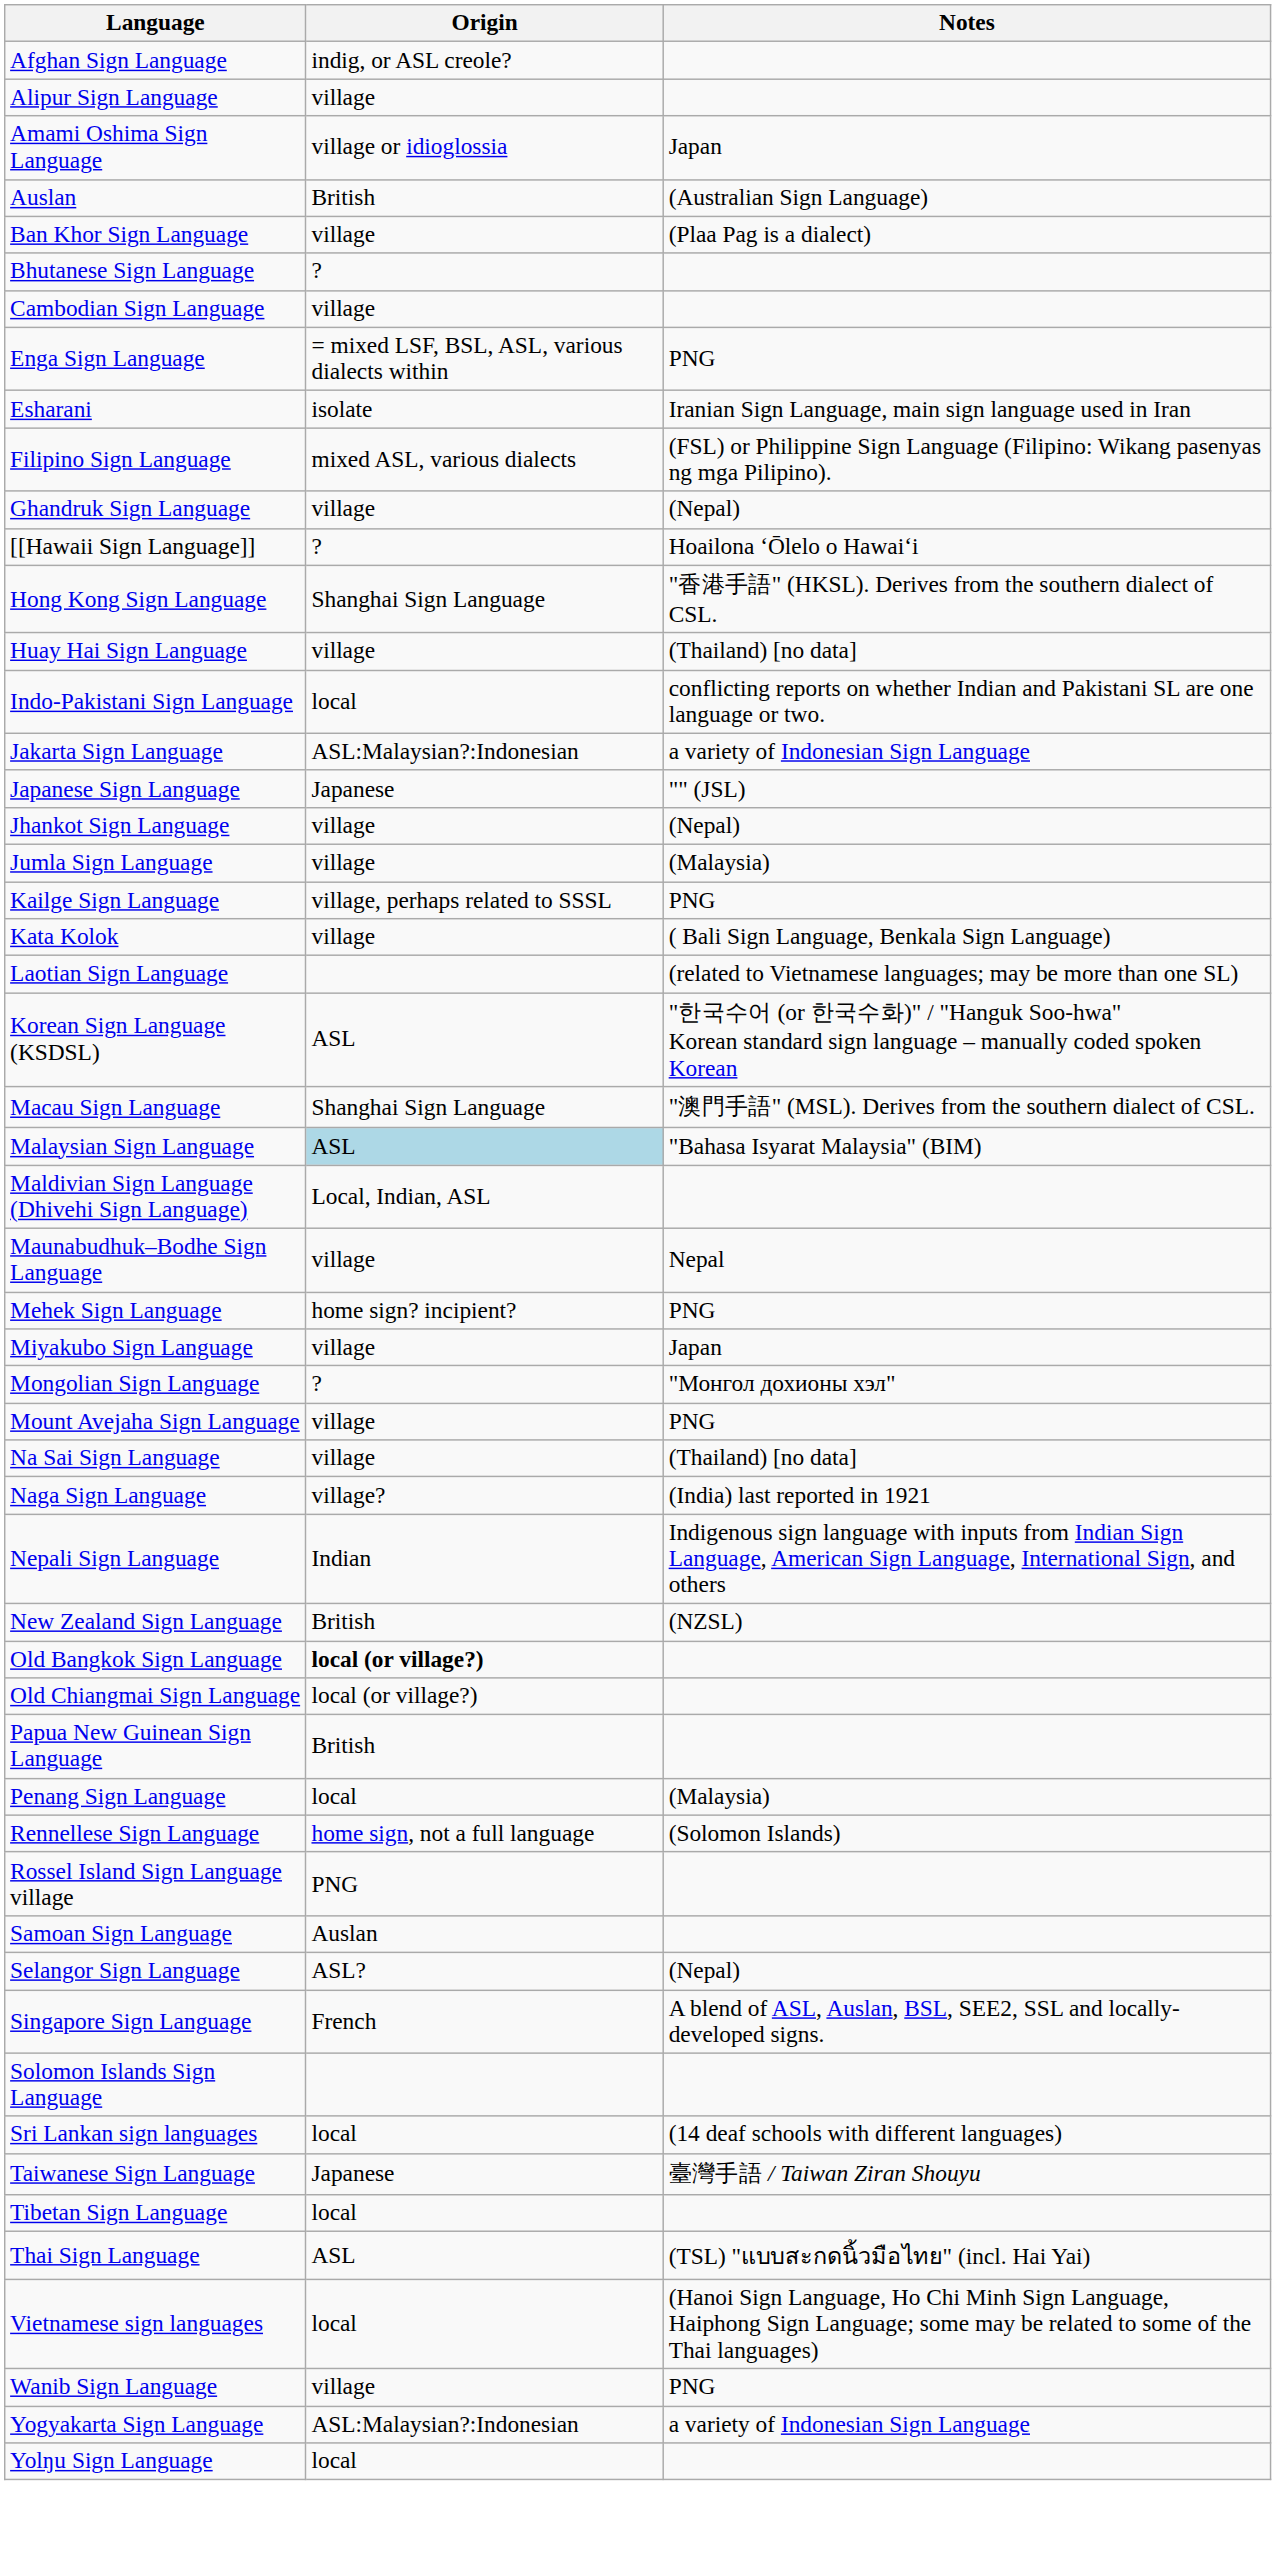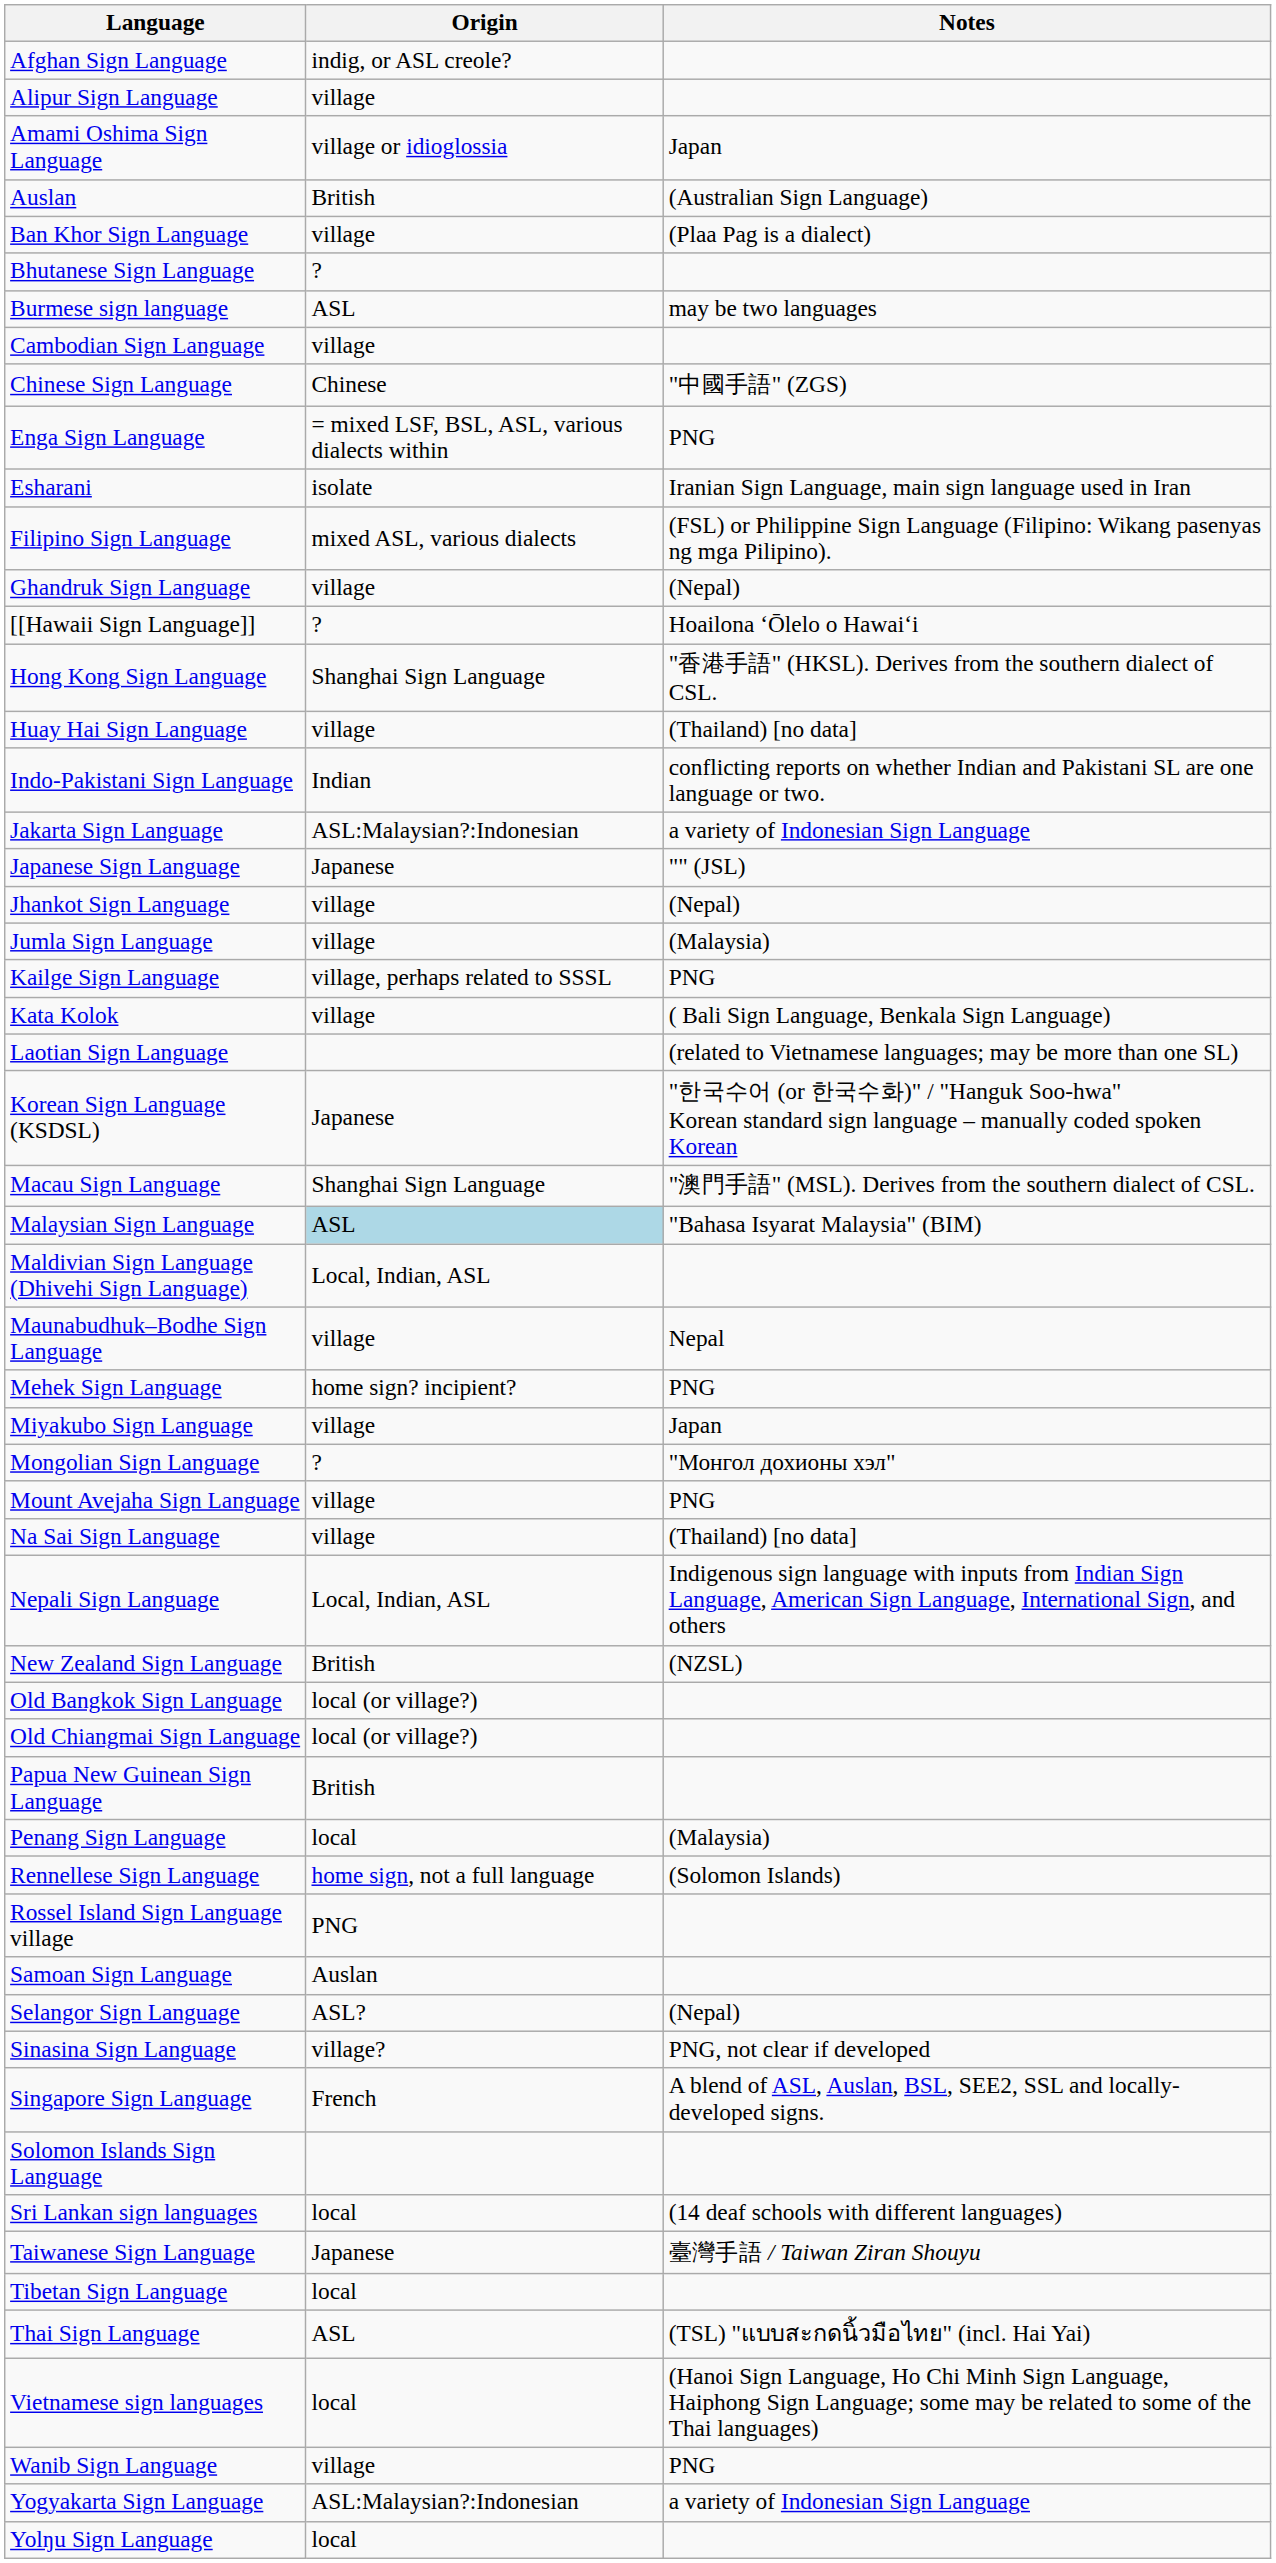+ row: (119, 308)
+ row: (121, 384)
(334, 701) local -> (341, 779) Indian
(334, 1039) ASL -> (353, 1117) Japanese
- row: (108, 1495)
(341, 1558) Indian -> (401, 1600) Local, Indian, ASL
(398, 1658) bold -> (394, 1700) normal
+ row: (123, 2049)
